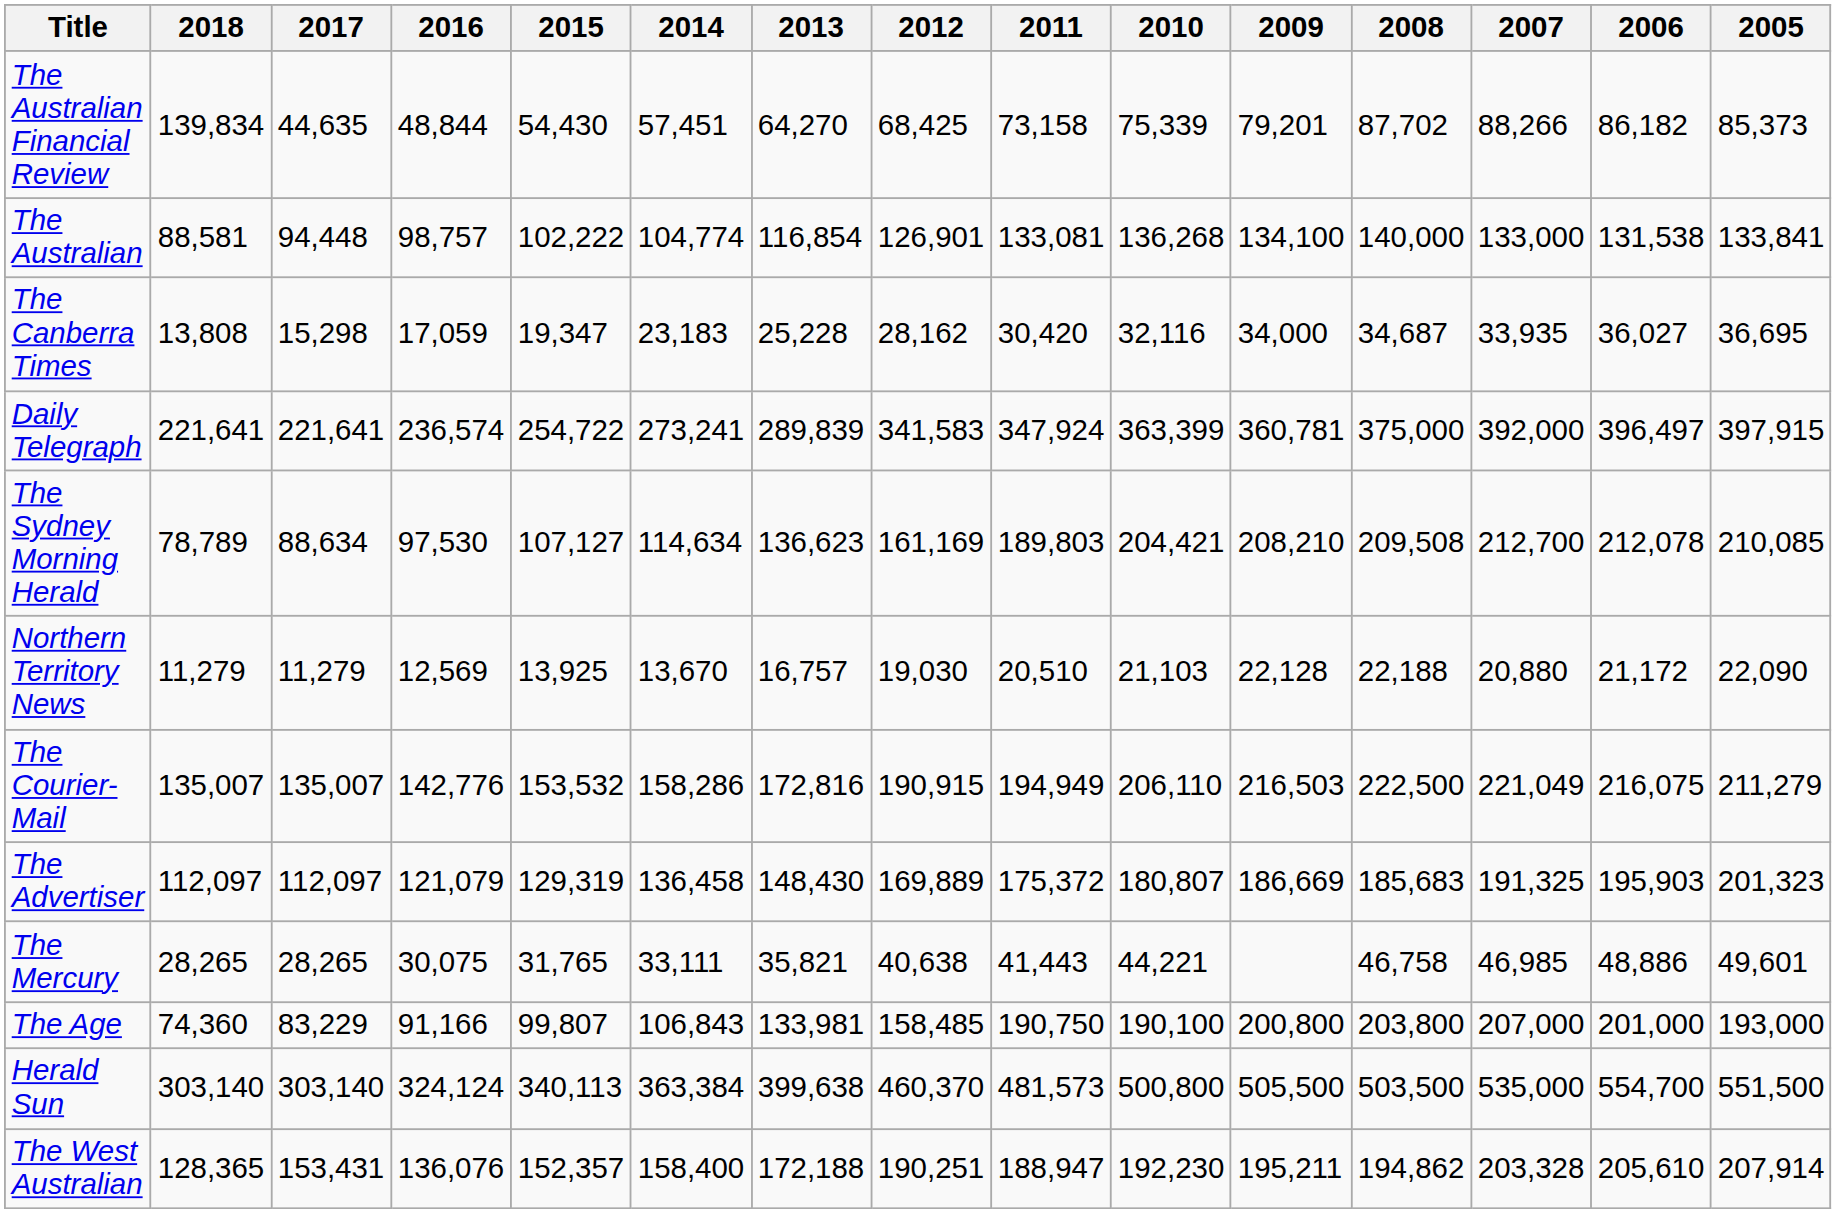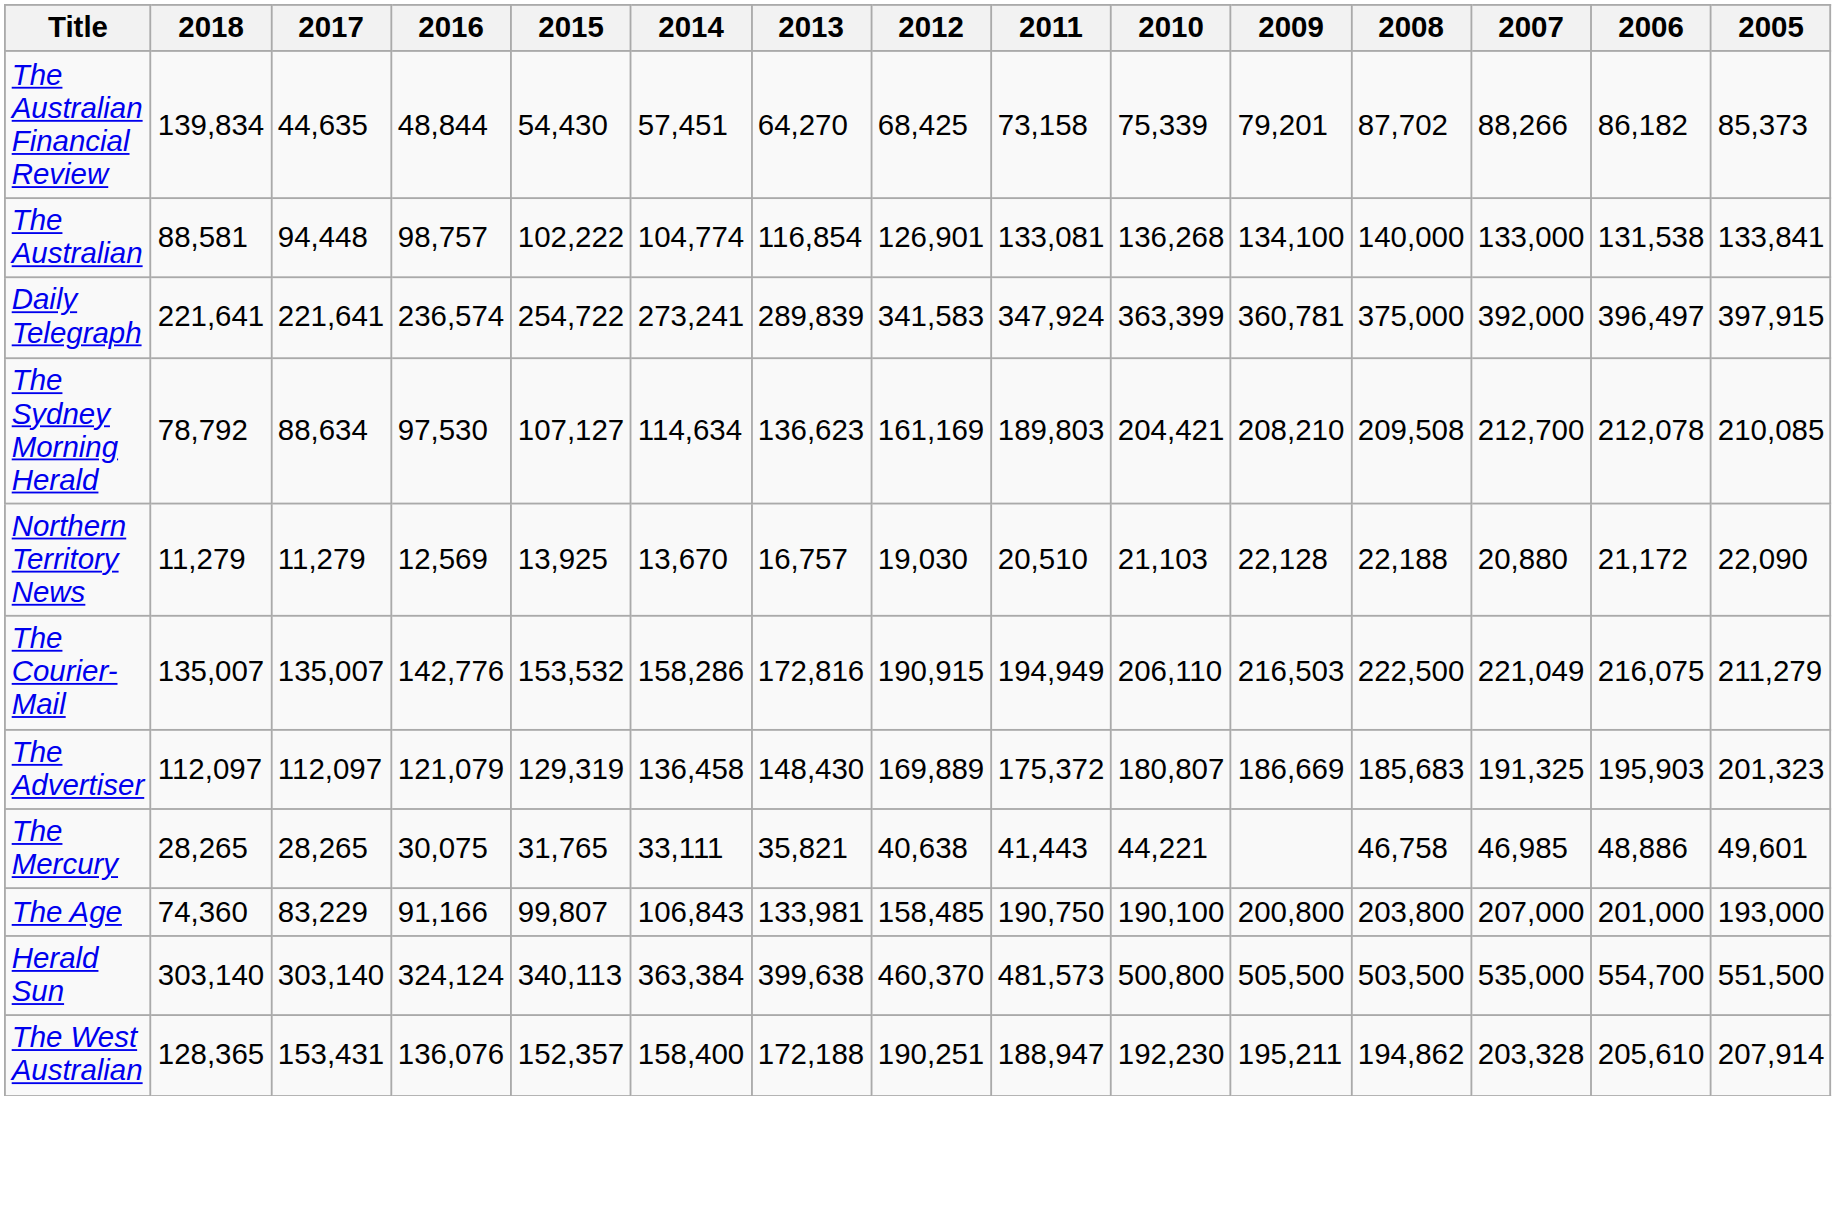- row: (73, 333)
(203, 542) 78,789 -> (203, 429) 78,792
